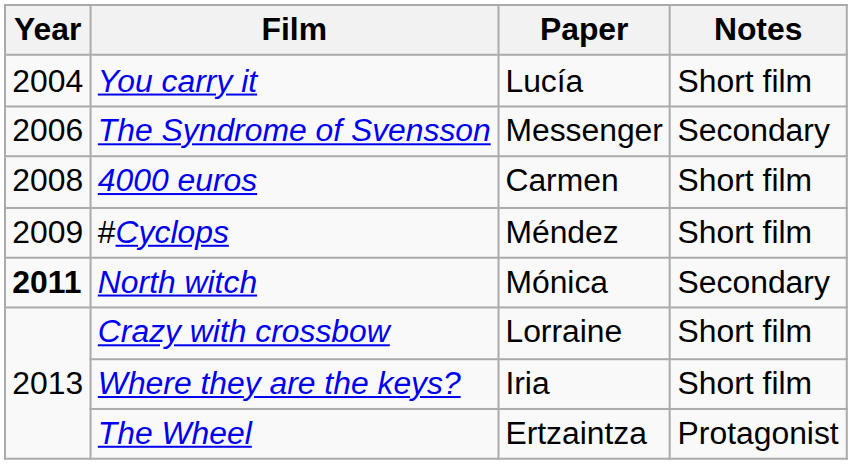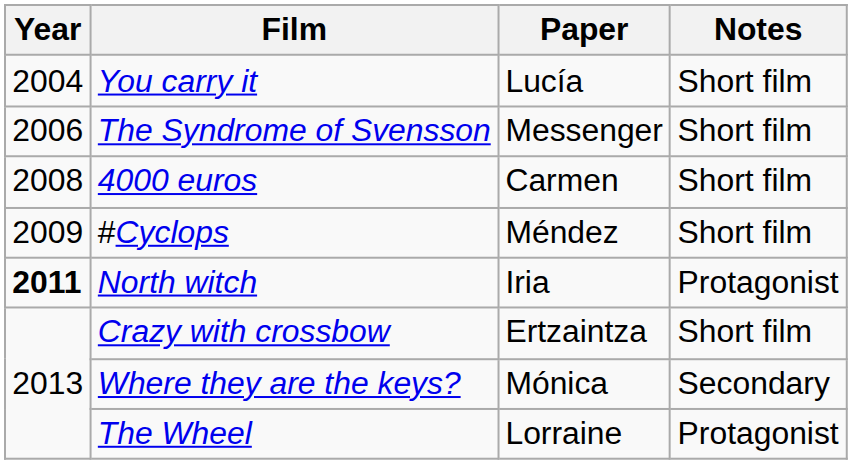(754, 130) Secondary -> (745, 130) Short film
(557, 282) Mónica -> (528, 282) Iria
(754, 282) Secondary -> (758, 282) Protagonist
(564, 332) Lorraine -> (576, 332) Ertzaintza
(528, 383) Iria -> (557, 383) Mónica
(745, 383) Short film -> (754, 383) Secondary
(576, 433) Ertzaintza -> (564, 433) Lorraine
